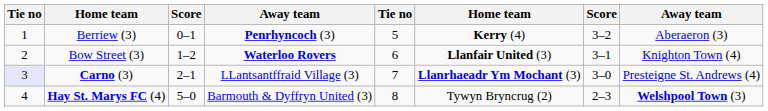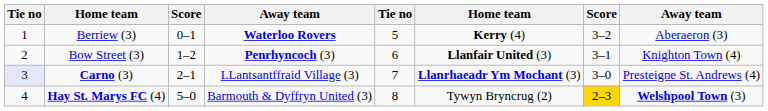(290, 34) Penrhyncoch (3) -> (290, 34) Waterloo Rovers
(290, 55) Waterloo Rovers -> (290, 55) Penrhyncoch (3)
(602, 95) no background -> (602, 95) gold background
